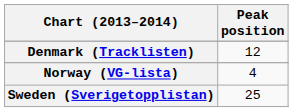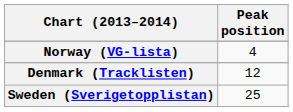rows swapped: (111, 52) <-> (111, 74)
